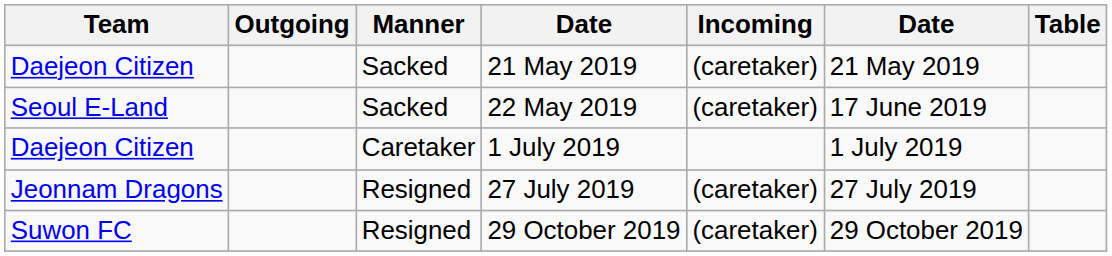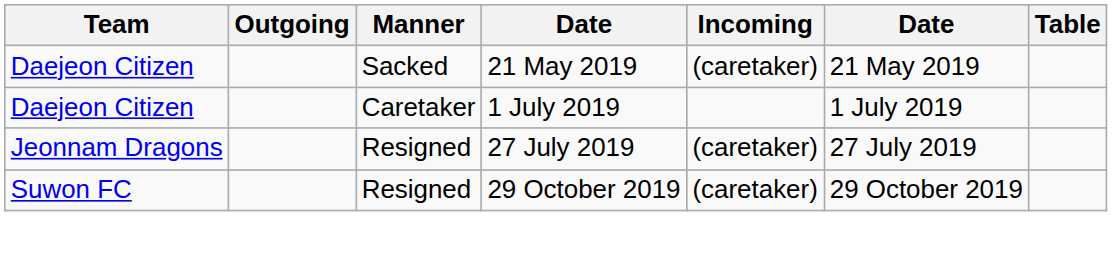- row: (562, 107)
